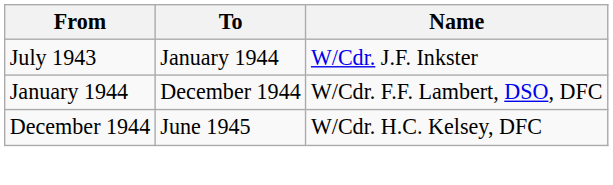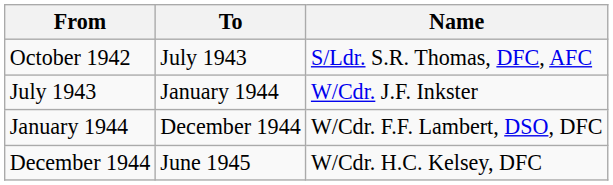+ row: (70, 57)
